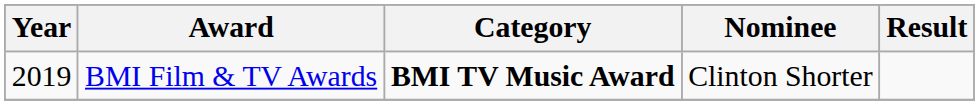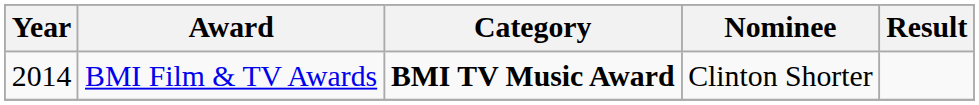(42, 75) 2019 -> (42, 75) 2014
